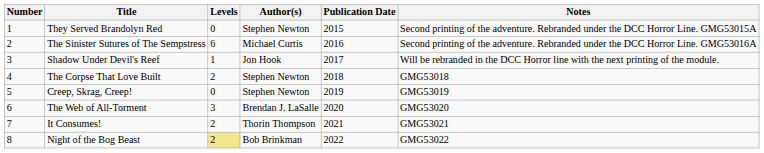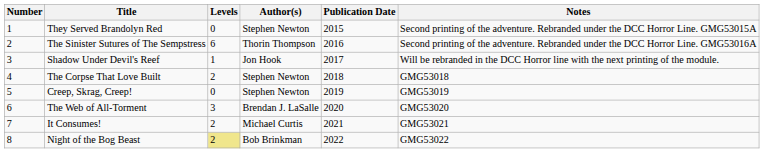(273, 44) Michael Curtis -> (279, 44) Thorin Thompson
(279, 124) Thorin Thompson -> (273, 124) Michael Curtis
